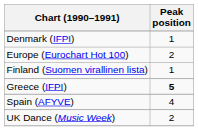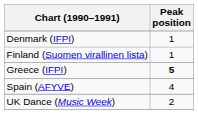- row: (68, 54)
